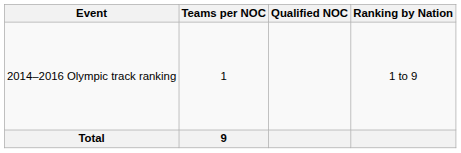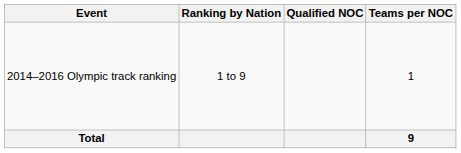columns swapped: (403, 13) <-> (224, 13)
